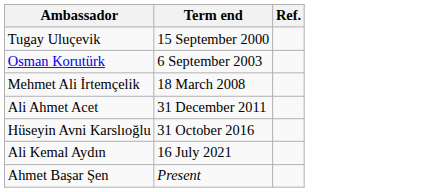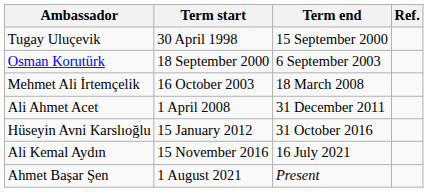+ column: (213, 15)
